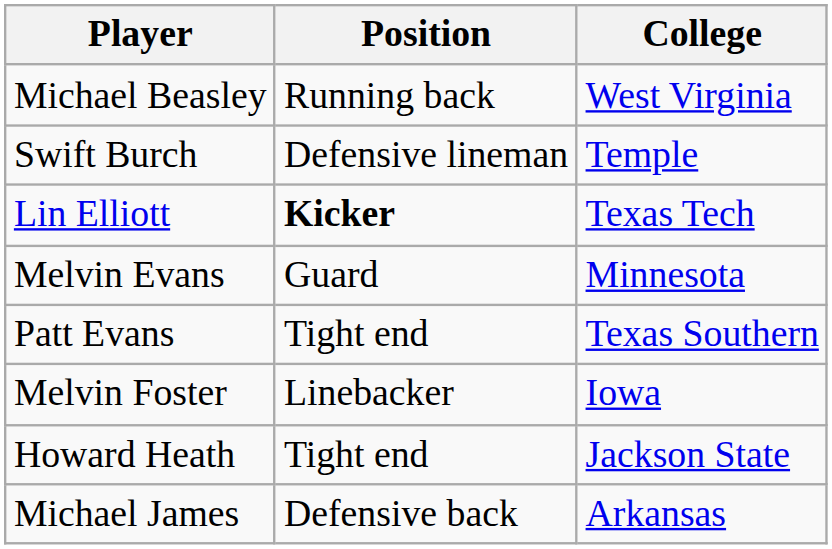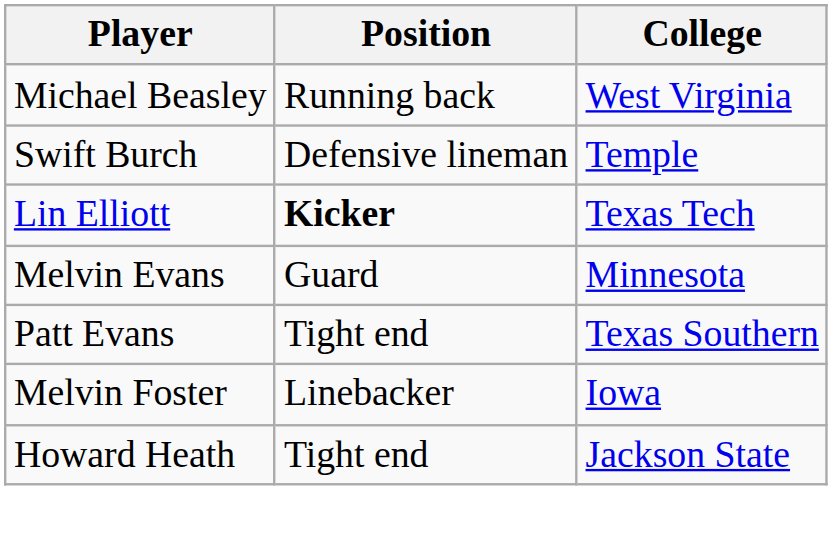- row: (127, 513)
